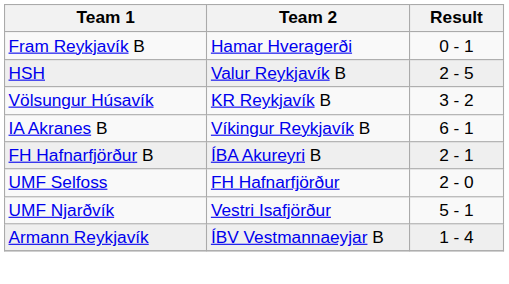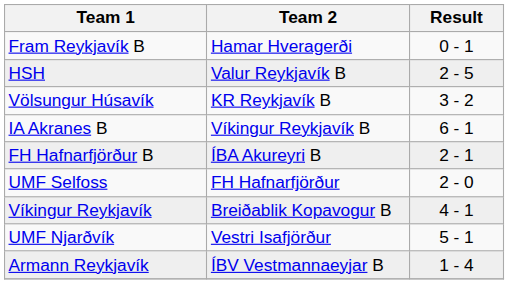+ row: (80, 210)
